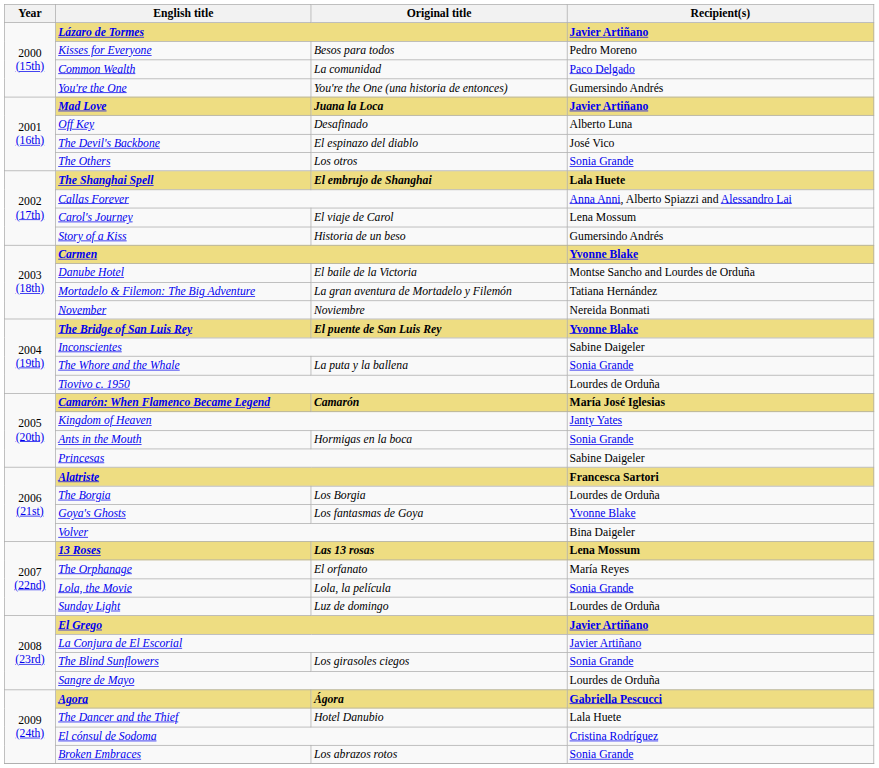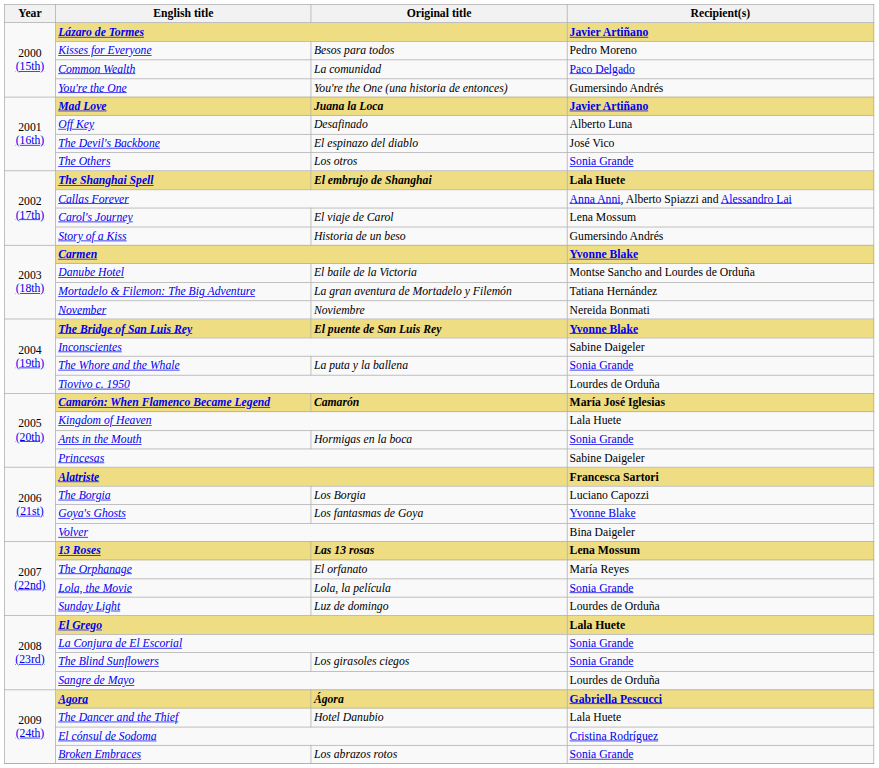(596, 421) Janty Yates -> (595, 421) Lala Huete
(615, 495) Lourdes de Orduña -> (609, 495) Luciano Capozzi
(609, 625) Javier Artiñano -> (597, 625) Lala Huete
(605, 643) Javier Artiñano -> (602, 643) Sonia Grande
